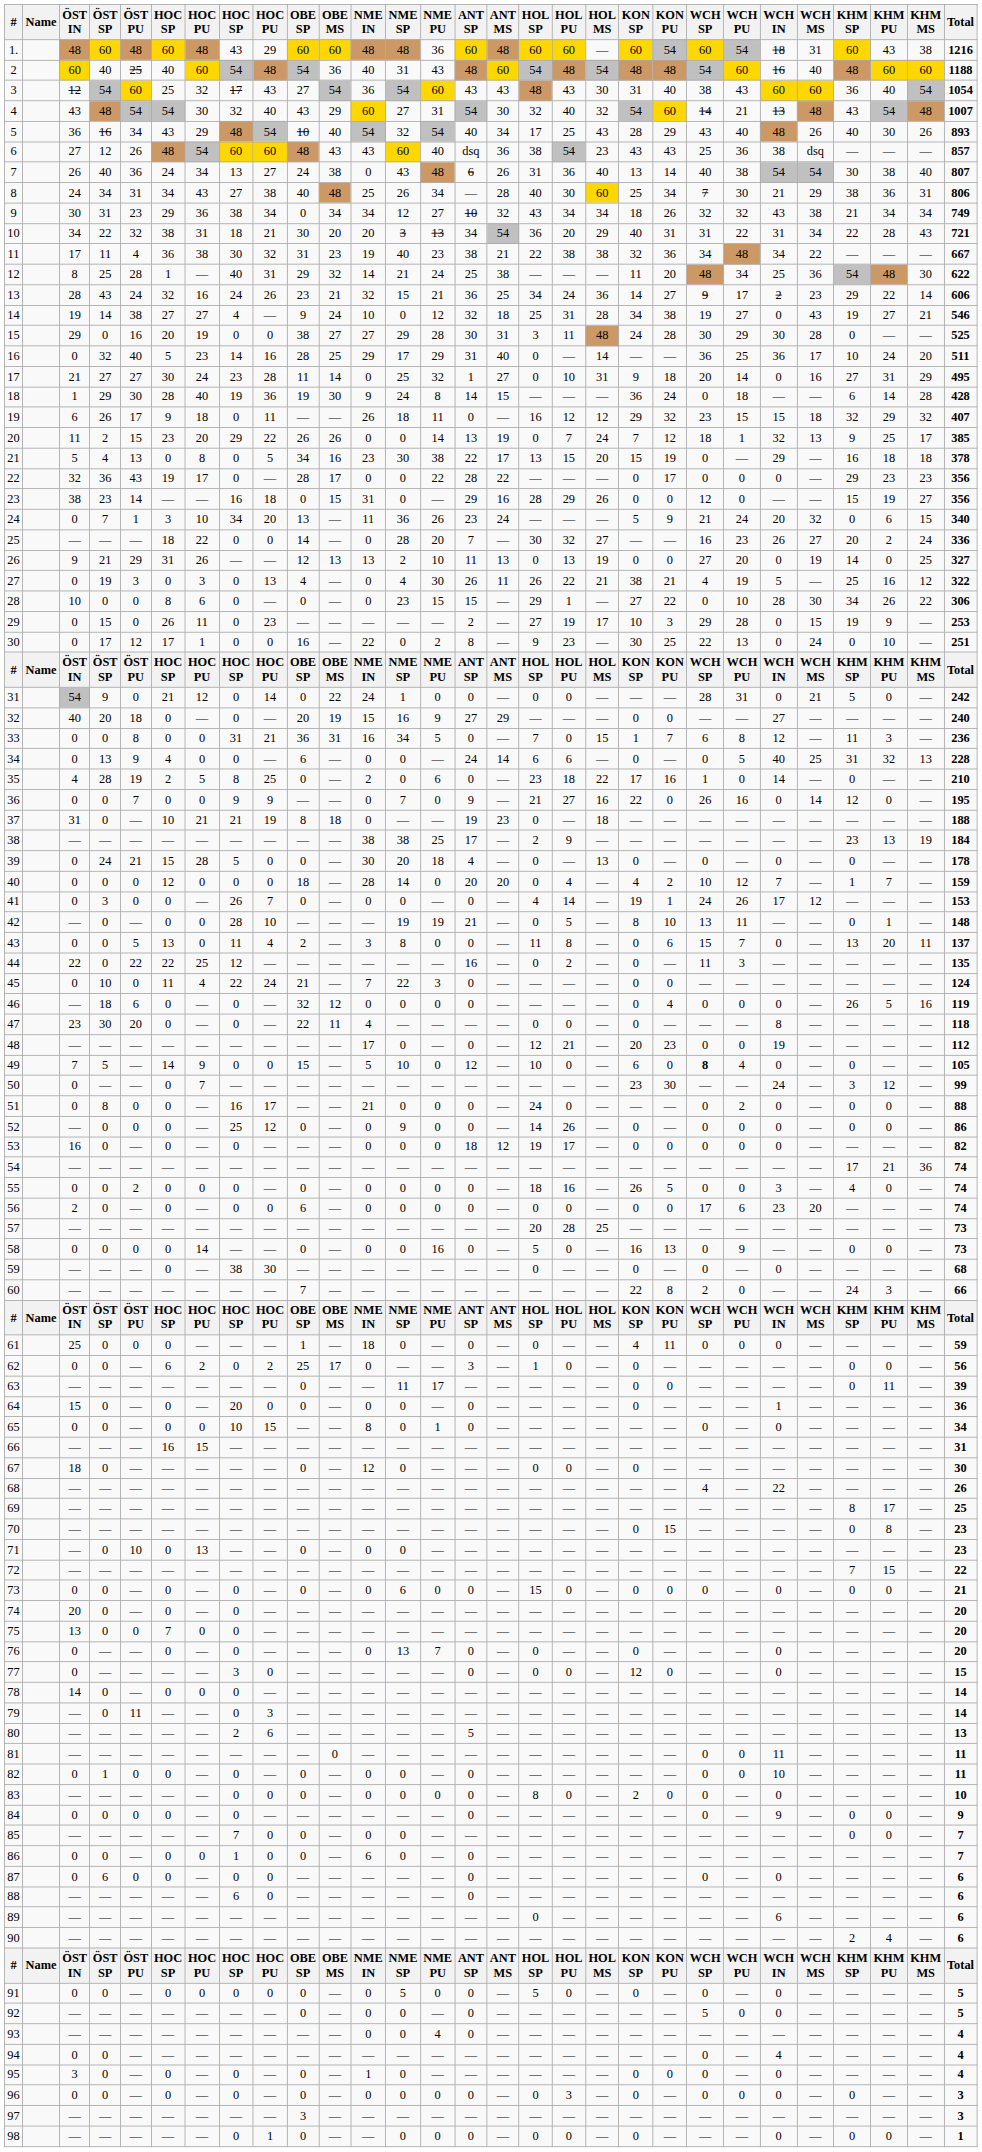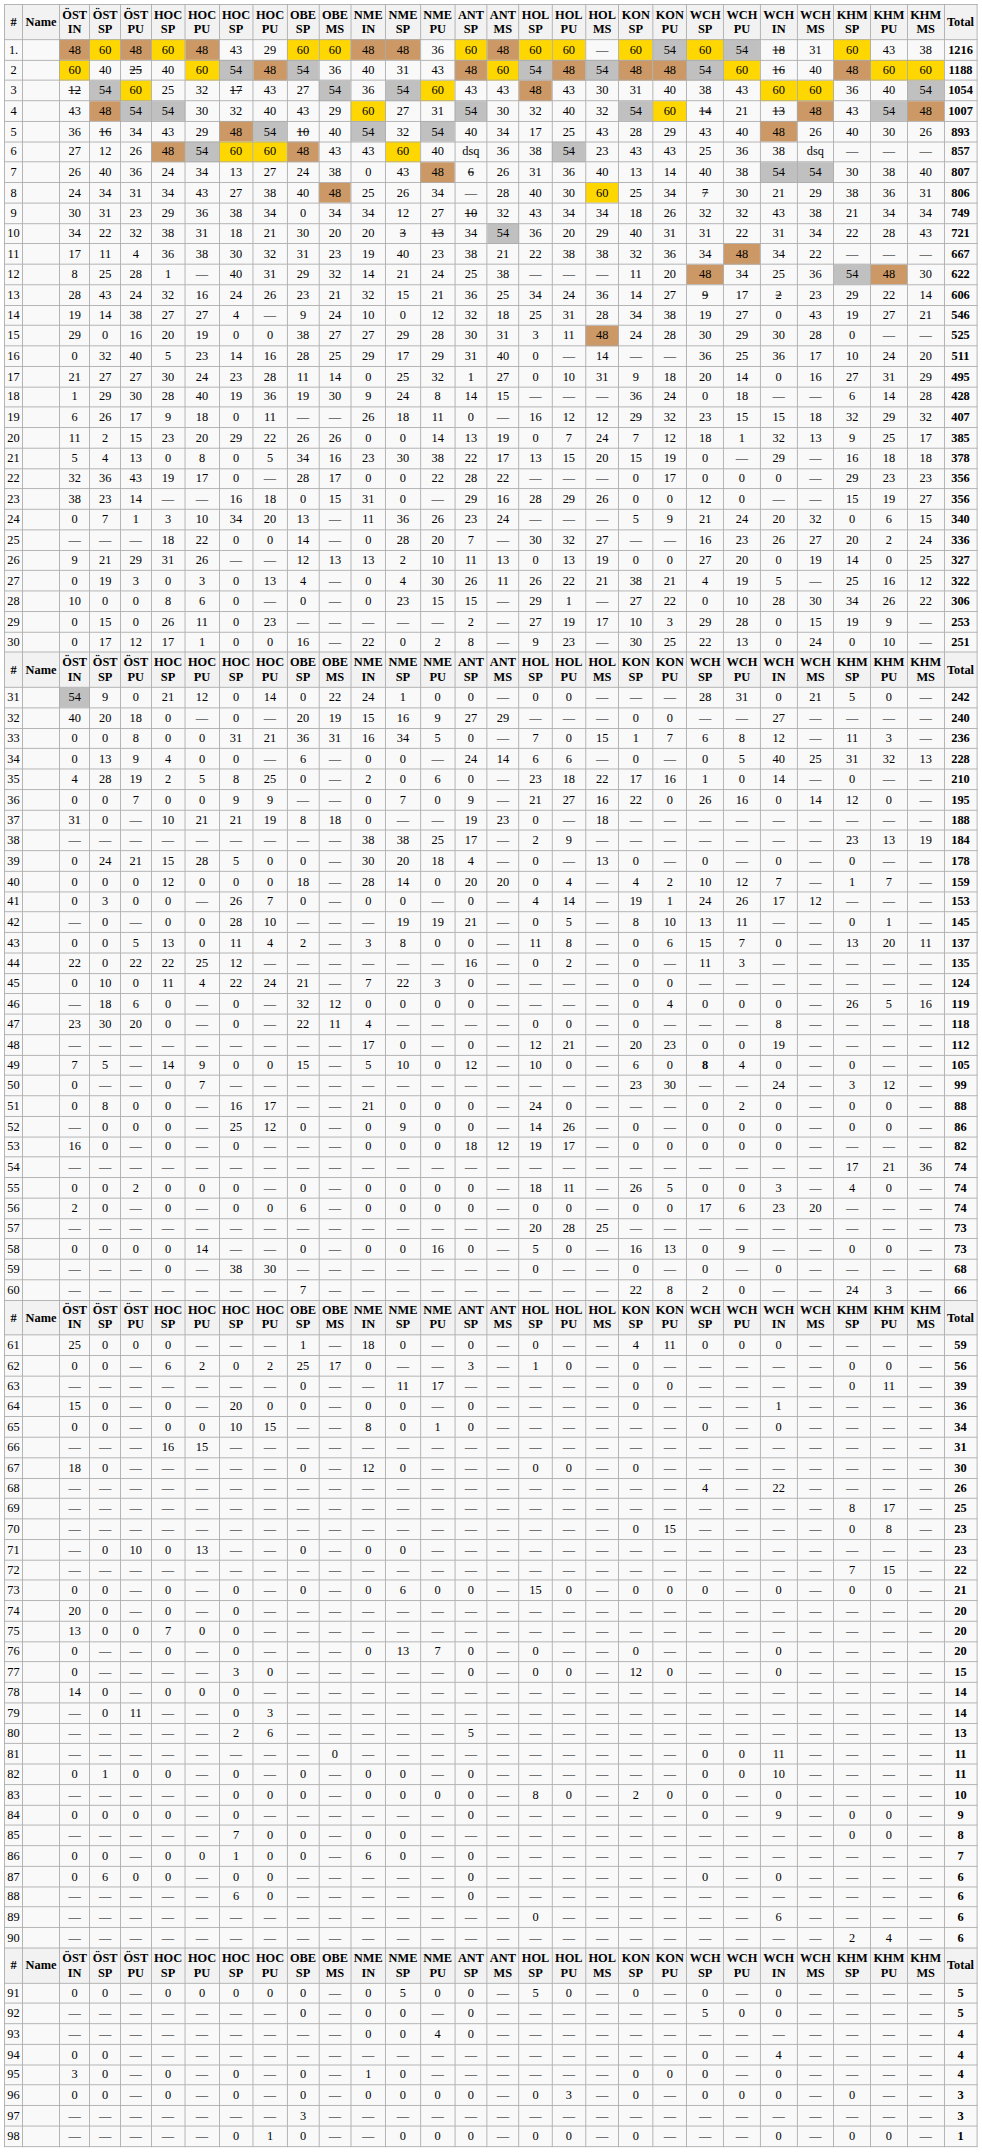(961, 922) 148 -> (961, 922) 145
(569, 1188) 16 -> (569, 1188) 11
(961, 1835) 7 -> (961, 1835) 8
